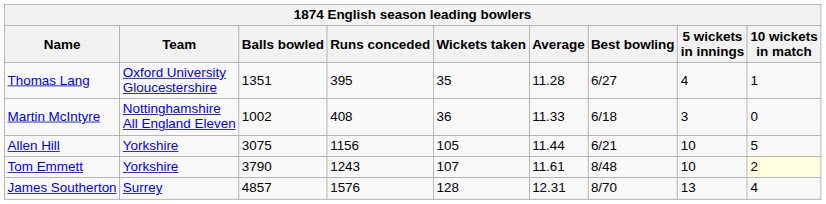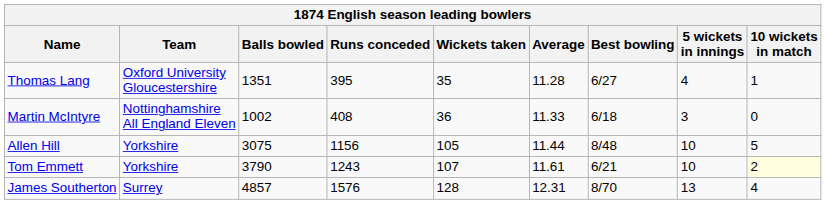(604, 145) 6/21 -> (604, 145) 8/48
(604, 167) 8/48 -> (604, 167) 6/21
